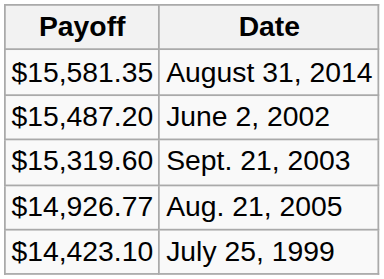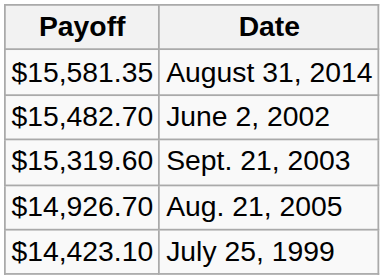(82, 116) $15,487.20 -> (82, 116) $15,482.70
(82, 206) $14,926.77 -> (82, 206) $14,926.70
